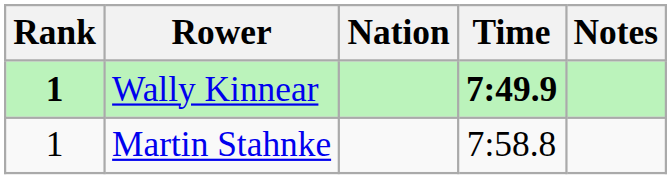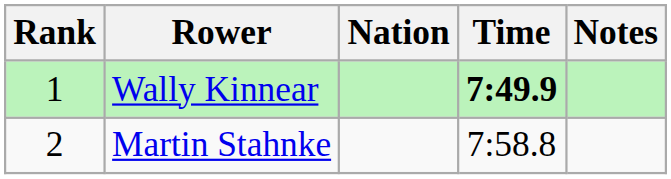(55, 88) bold -> (55, 88) normal
(55, 144) 1 -> (55, 144) 2
